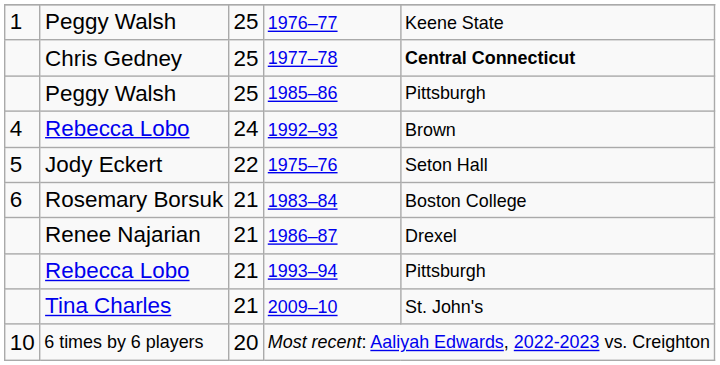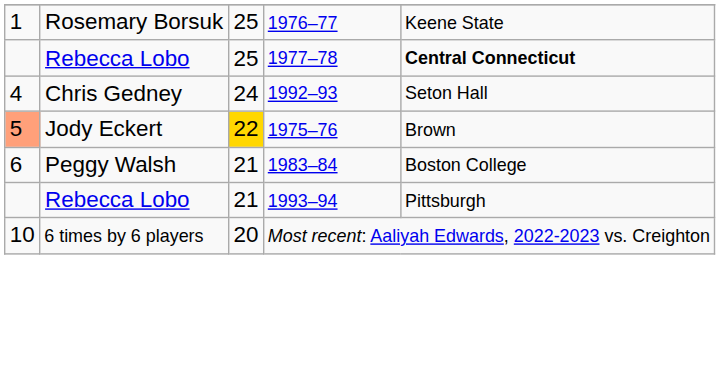(111, 22) Peggy Walsh -> (134, 22) Rosemary Borsuk
(114, 57) Chris Gedney -> (117, 57) Rebecca Lobo
- row: (303, 94)
(117, 128) Rebecca Lobo -> (114, 93) Chris Gedney
(430, 129) Brown -> (446, 94) Seton Hall
(16, 164) no background -> (16, 128) lightsalmon background
(246, 164) no background -> (246, 128) gold background
(446, 165) Seton Hall -> (430, 129) Brown
(134, 199) Rosemary Borsuk -> (111, 164) Peggy Walsh
- row: (303, 236)
- row: (303, 307)
